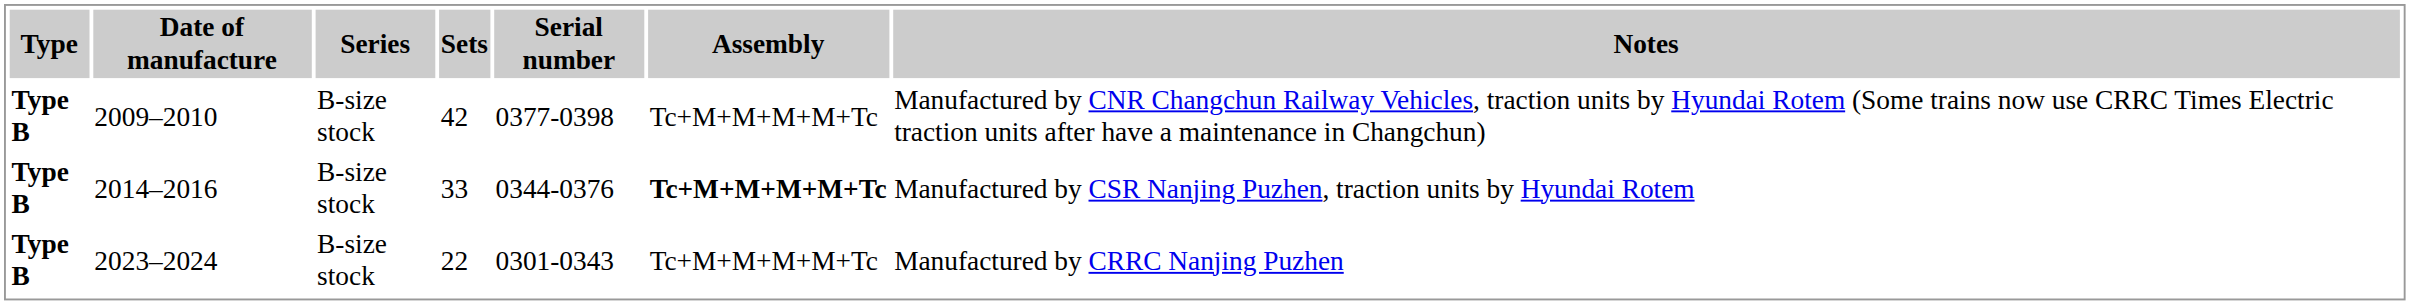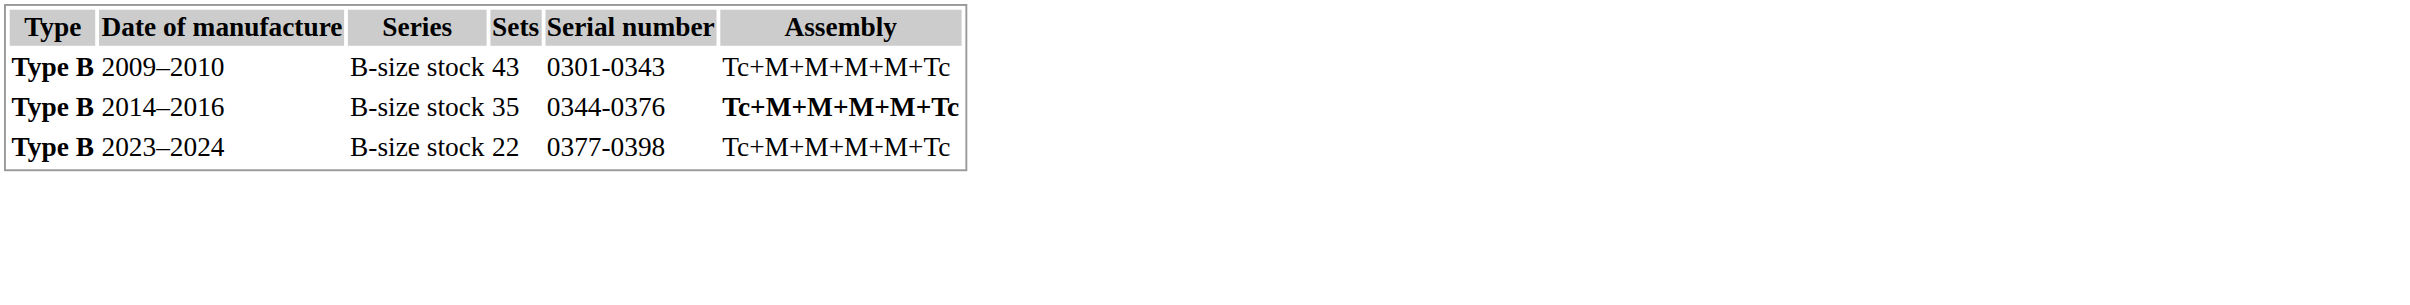- column: (1646, 43)
(454, 115) 42 -> (506, 67) 43
(555, 115) 0377-0398 -> (606, 67) 0301-0343
(454, 187) 33 -> (506, 107) 35
(555, 260) 0301-0343 -> (606, 146) 0377-0398
